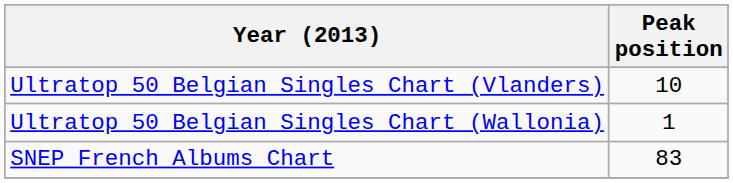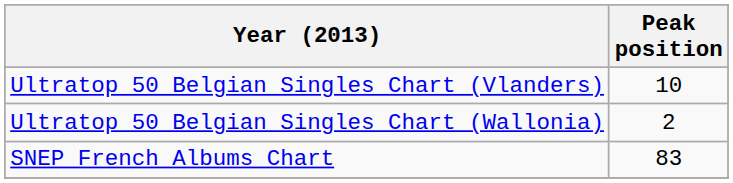(669, 122) 1 -> (669, 122) 2
